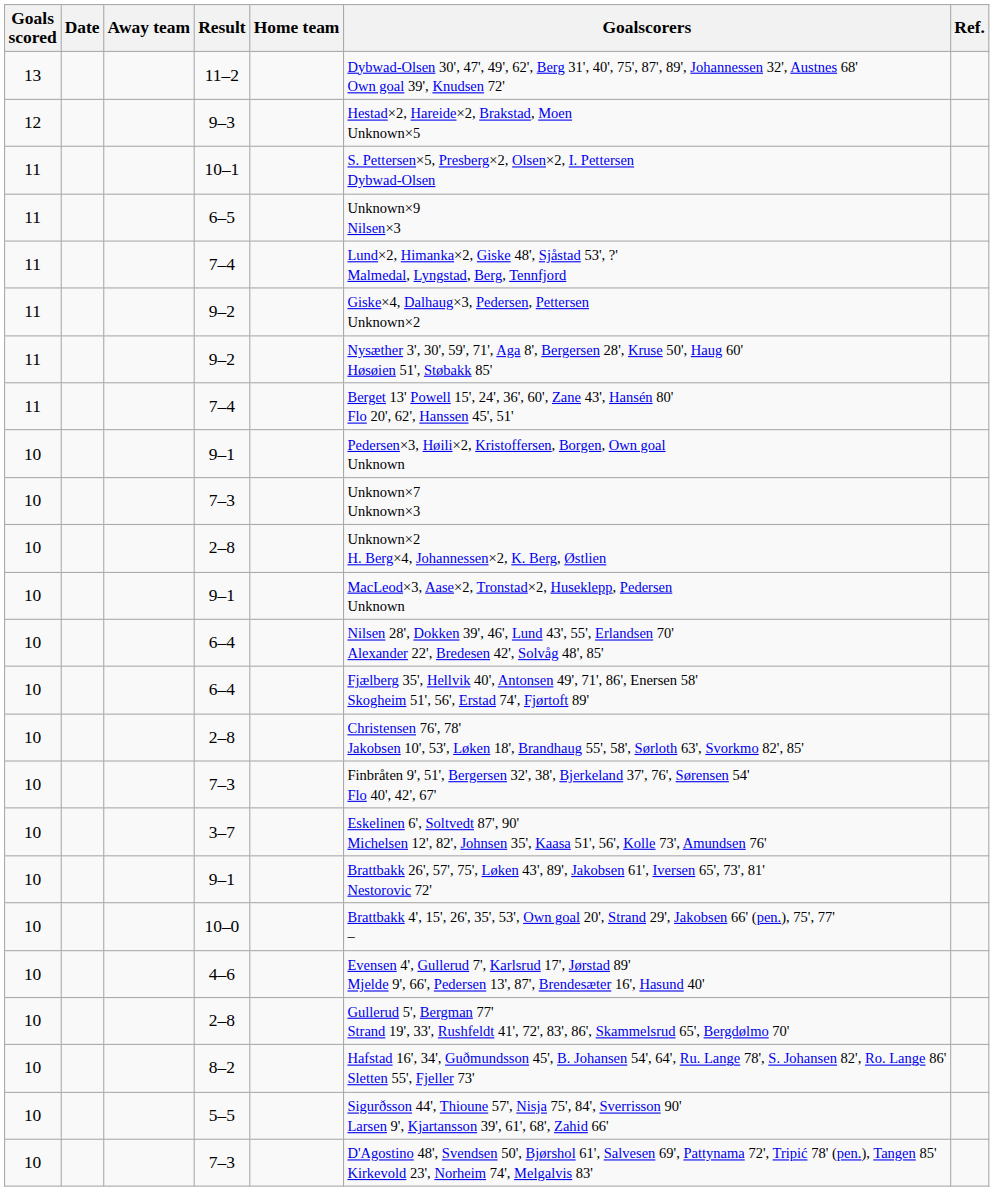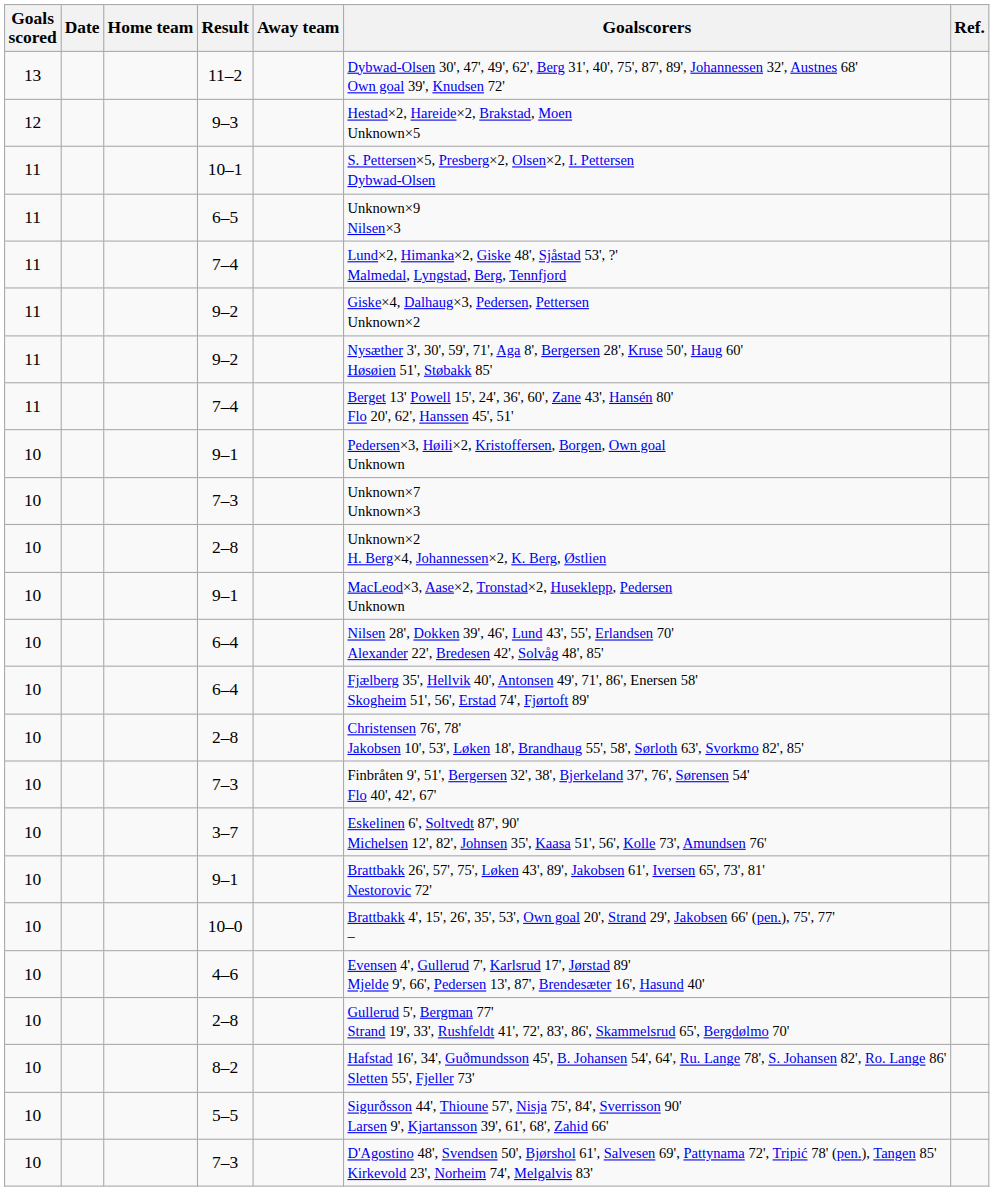columns swapped: (297, 28) <-> (149, 28)
